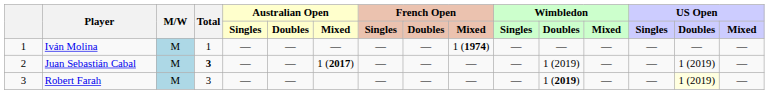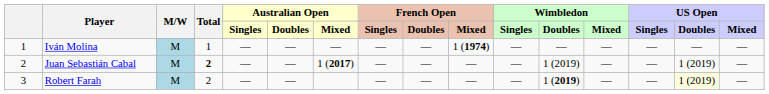(209, 64) 3 -> (209, 64) 2
(209, 81) 3 -> (209, 81) 2
